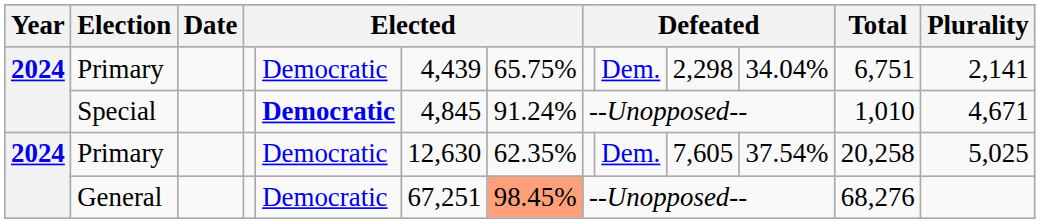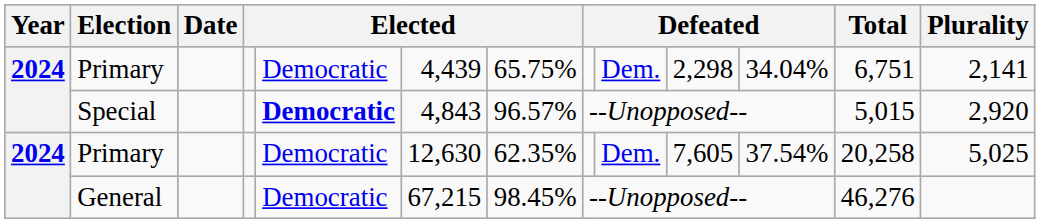(451, 111) 4,845 -> (451, 111) 4,843
(535, 111) 91.24% -> (535, 111) 96.57%
(885, 111) 1,010 -> (885, 111) 5,015
(998, 111) 4,671 -> (998, 111) 2,920
(444, 196) 67,251 -> (444, 196) 67,215
(535, 196) lightsalmon background -> (535, 196) no background
(878, 196) 68,276 -> (878, 196) 46,276
